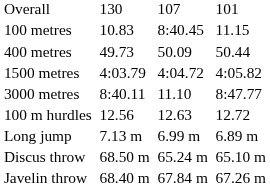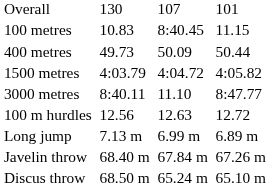rows swapped: (45, 157) <-> (45, 178)
